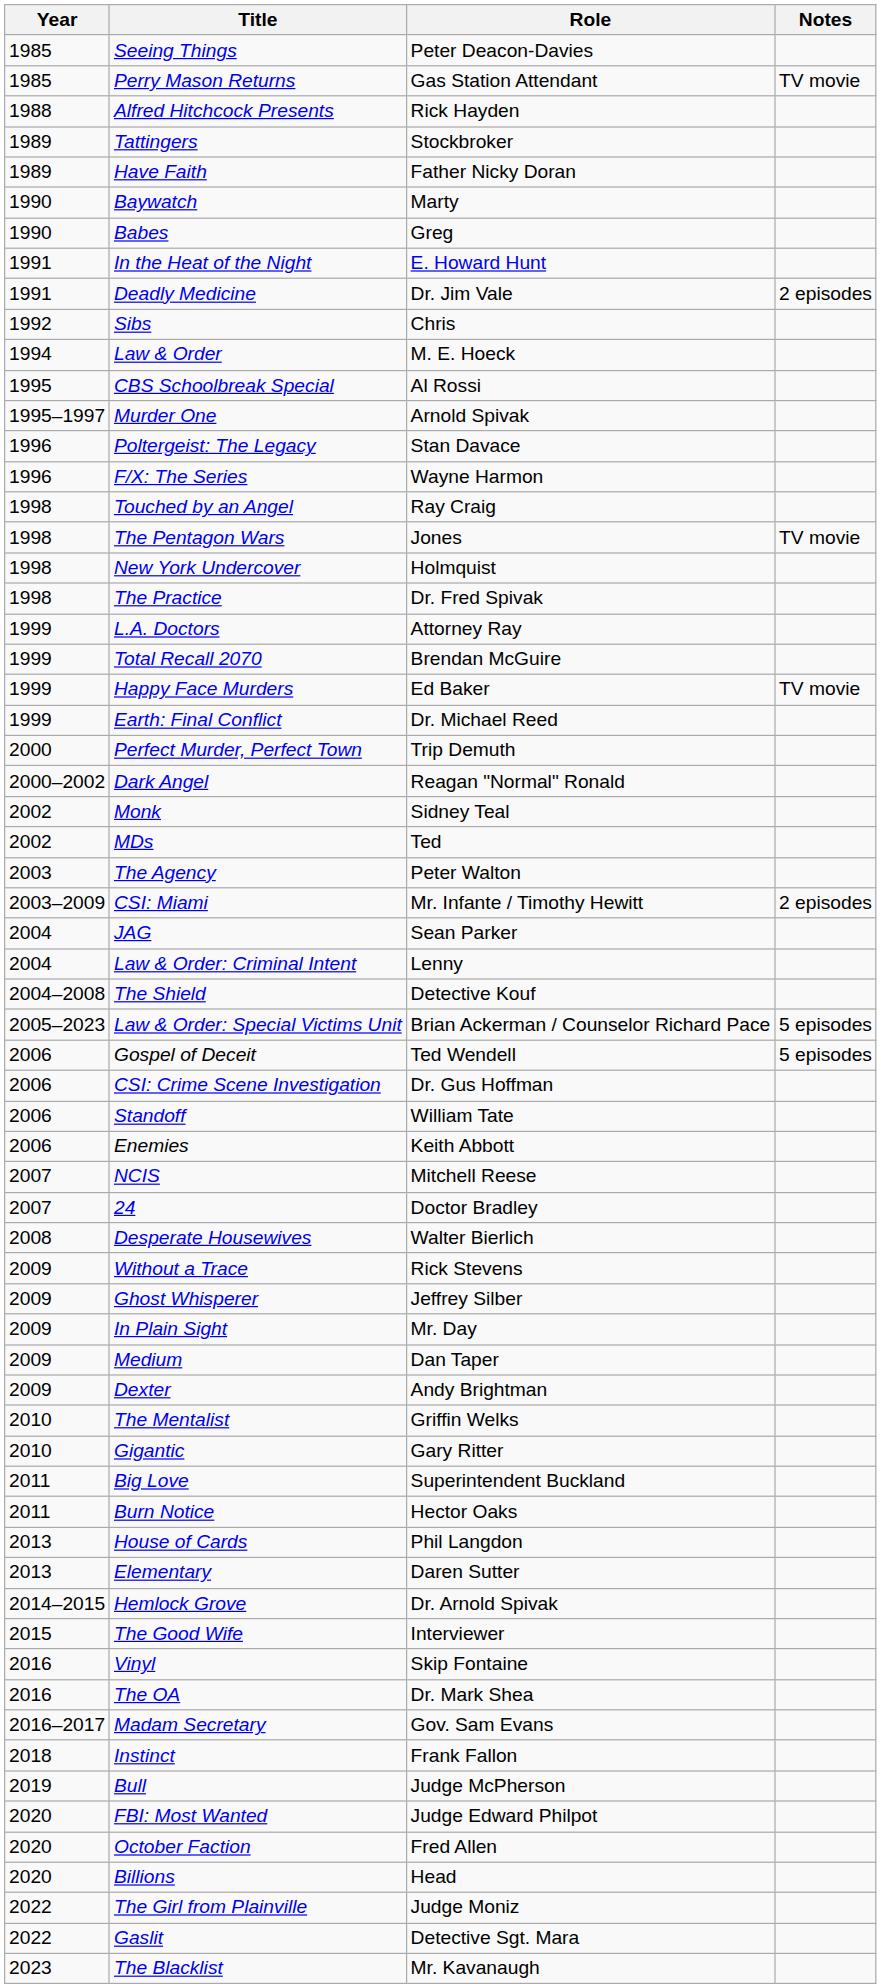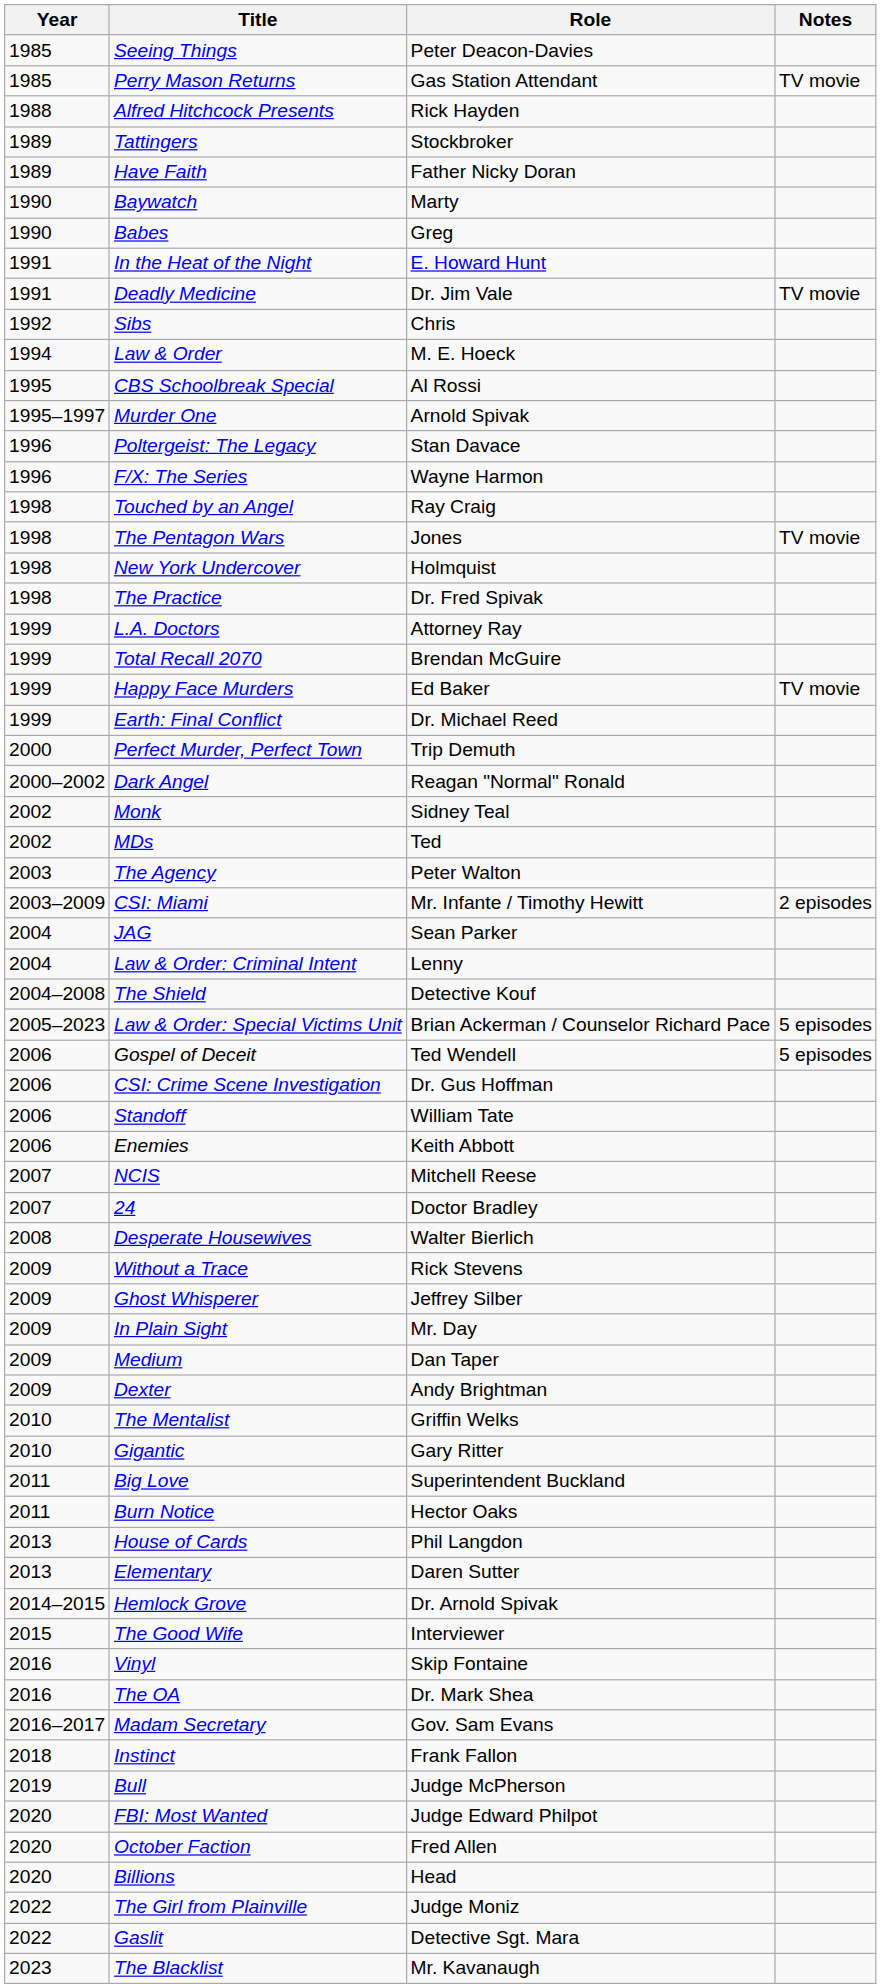(826, 293) 2 episodes -> (820, 293) TV movie
